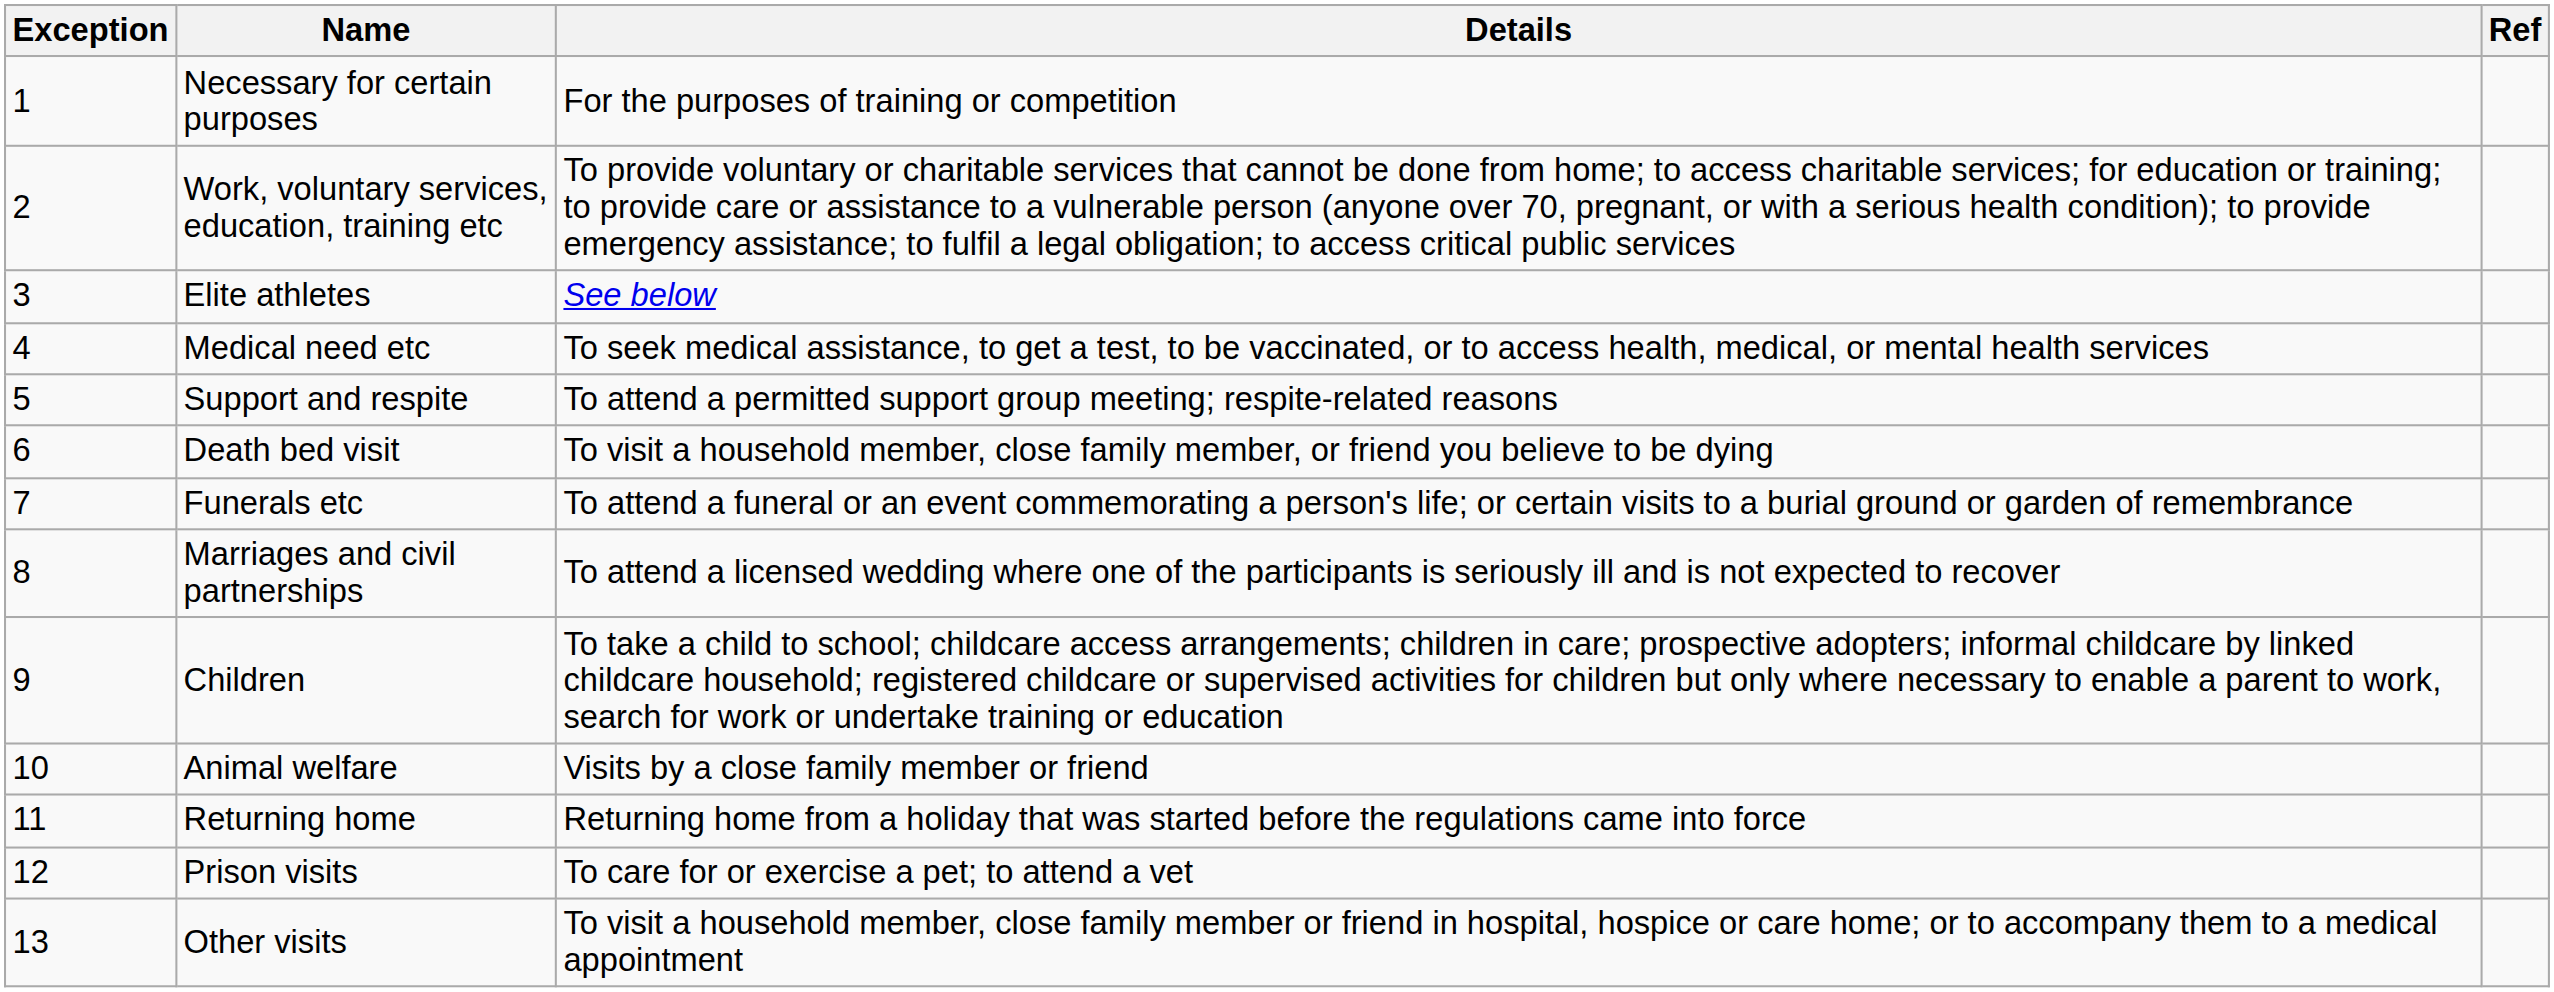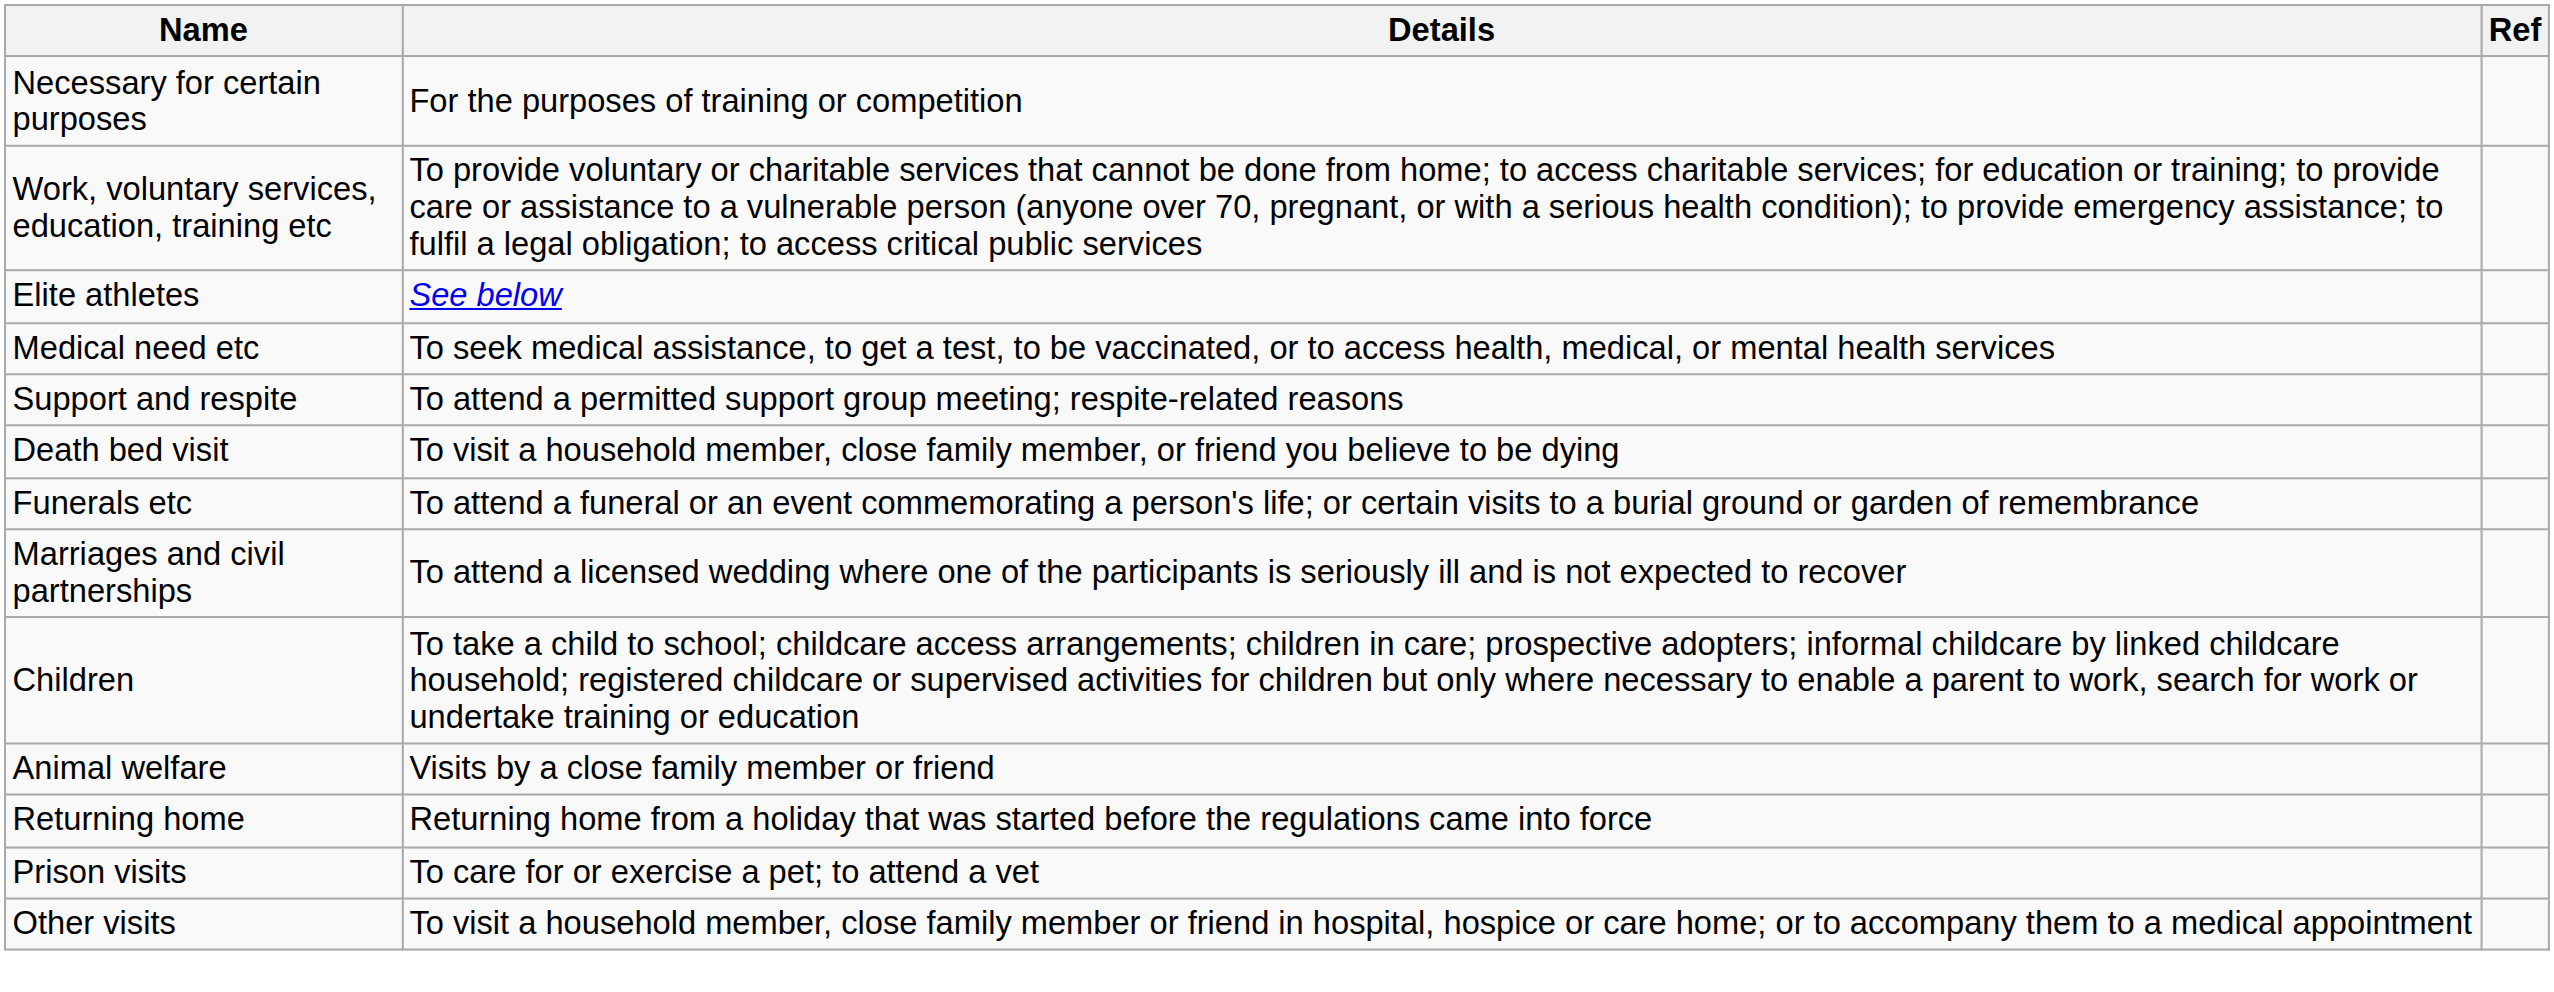- column: (91, 30)
